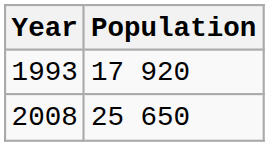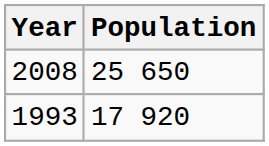rows swapped: (45, 72) <-> (45, 117)
